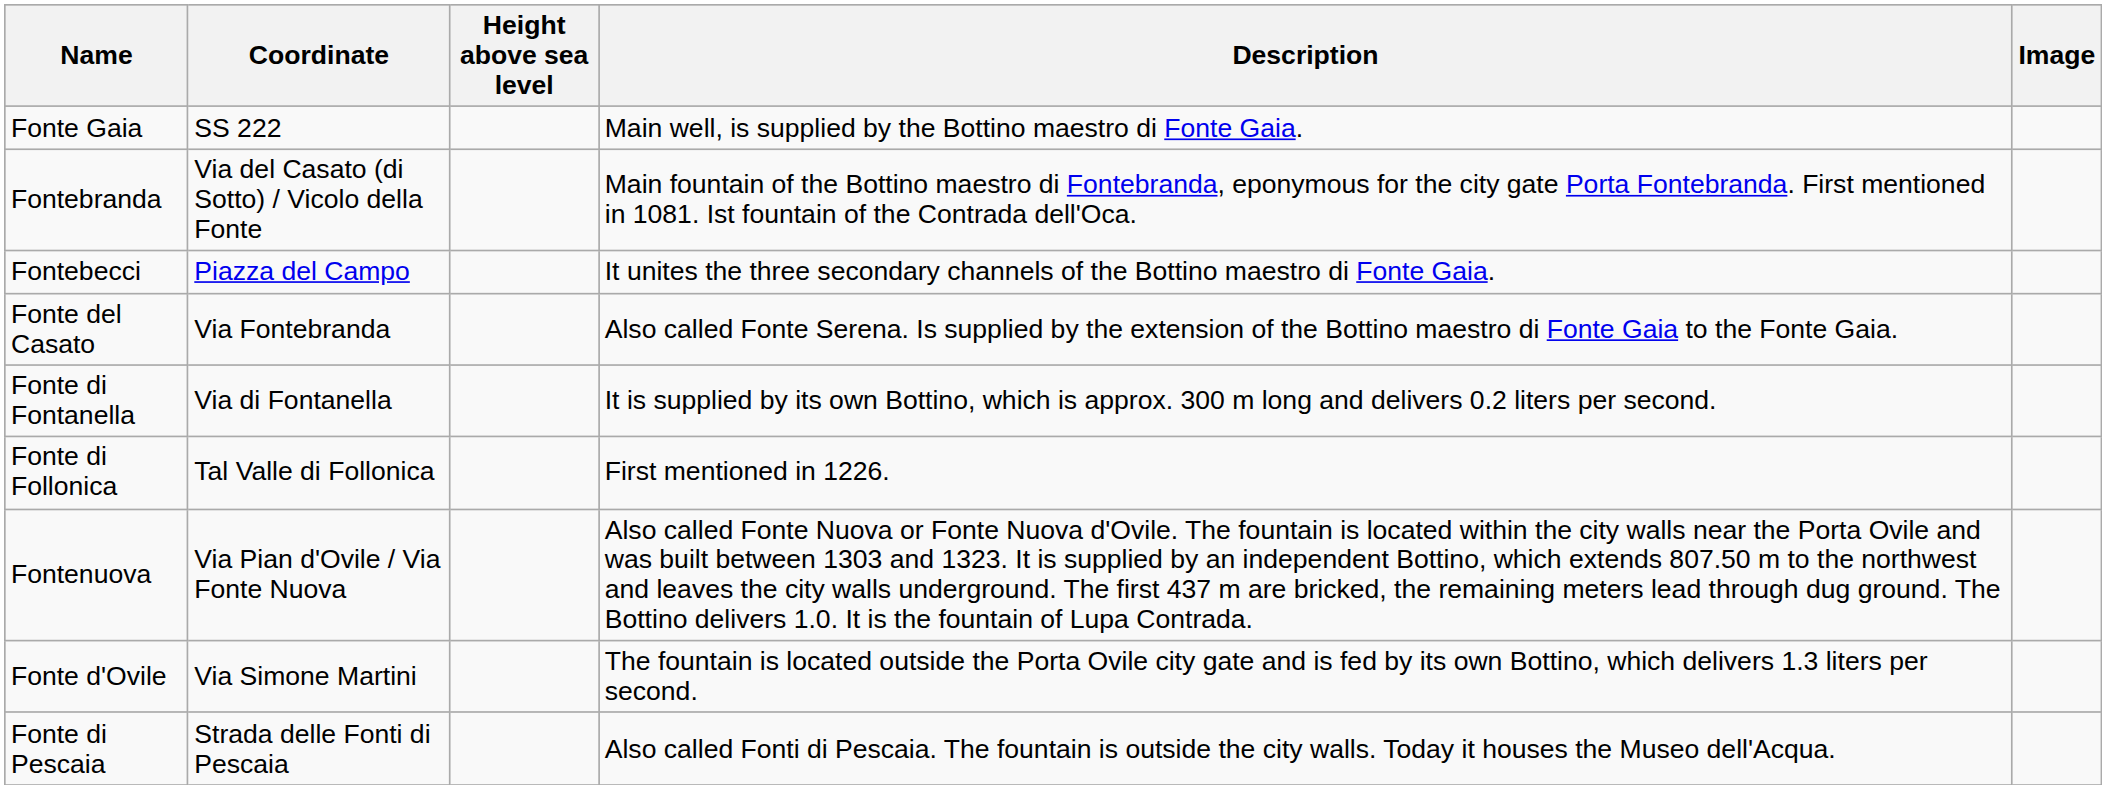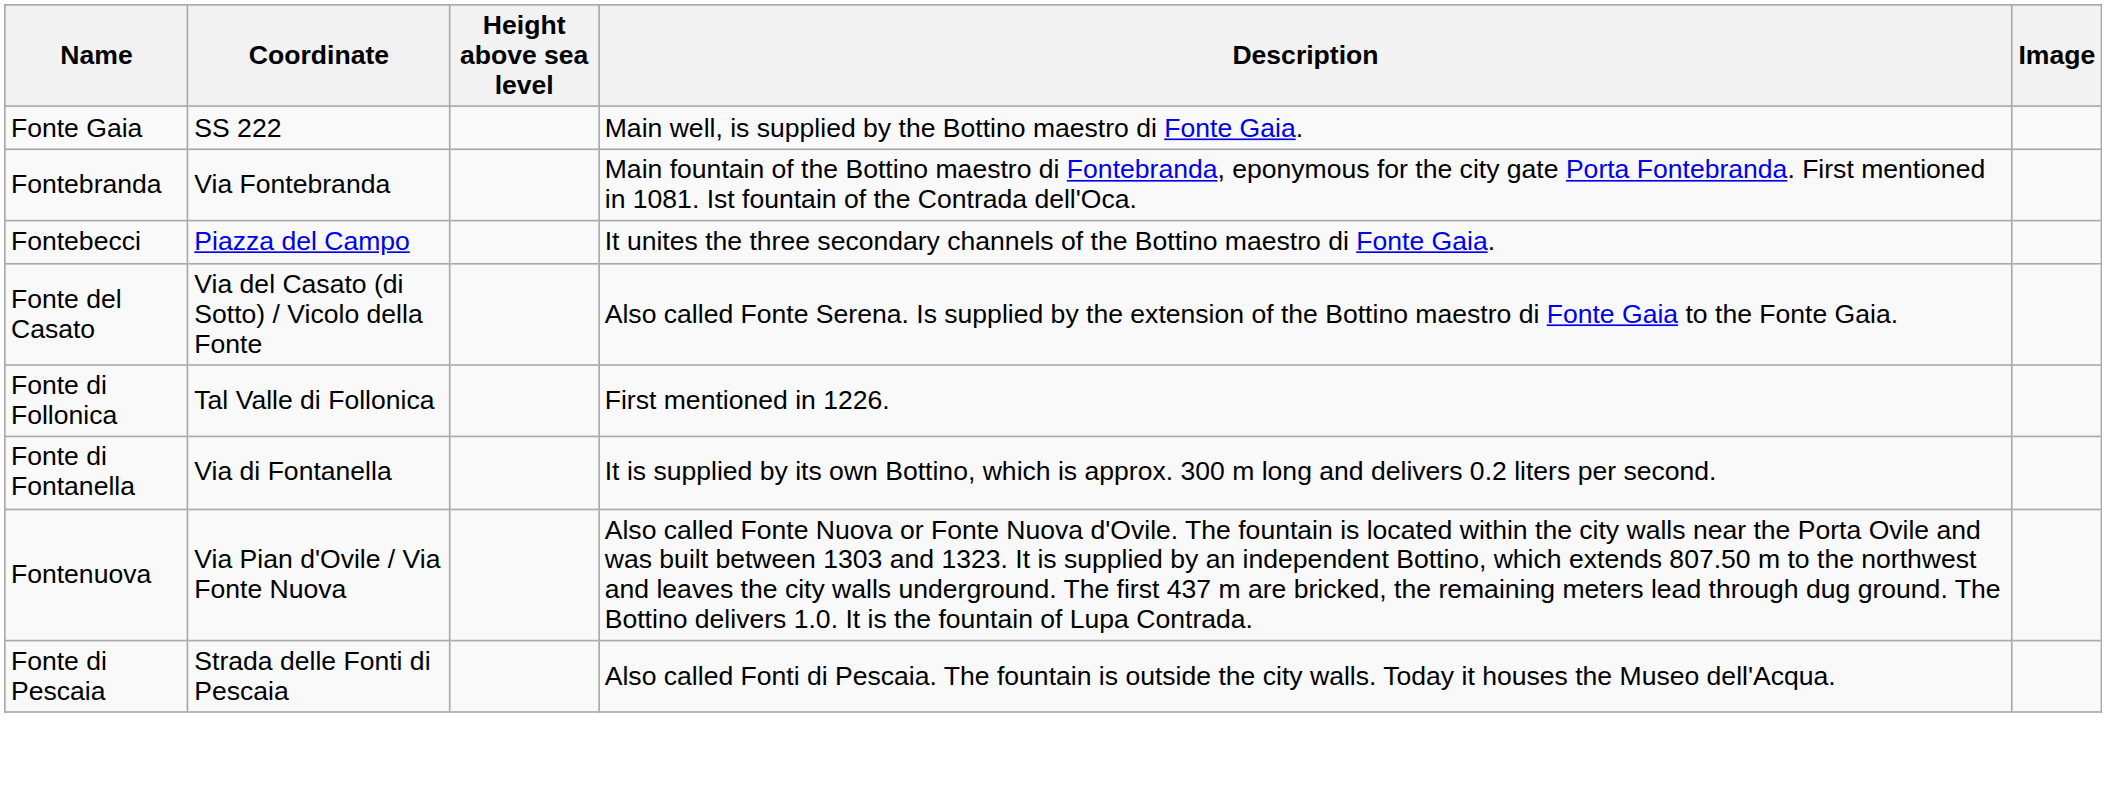(308, 199) Via del Casato (di Sotto) / Vicolo della Fonte -> (292, 184) Via Fontebranda
(292, 328) Via Fontebranda -> (308, 313) Via del Casato (di Sotto) / Vicolo della Fonte
rows swapped: (64, 472) <-> (73, 400)
- row: (89, 676)
